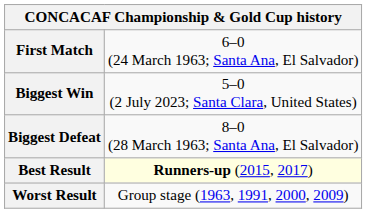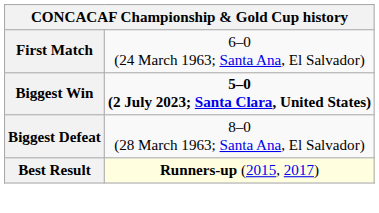(233, 94) normal -> (239, 94) bold
- row: (54, 195)
